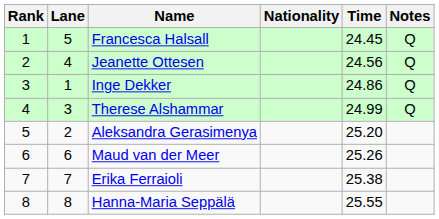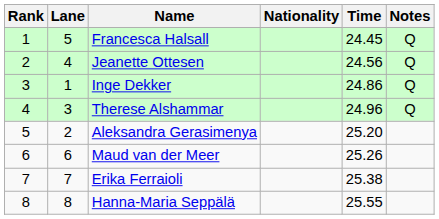(364, 109) 24.99 -> (364, 109) 24.96
